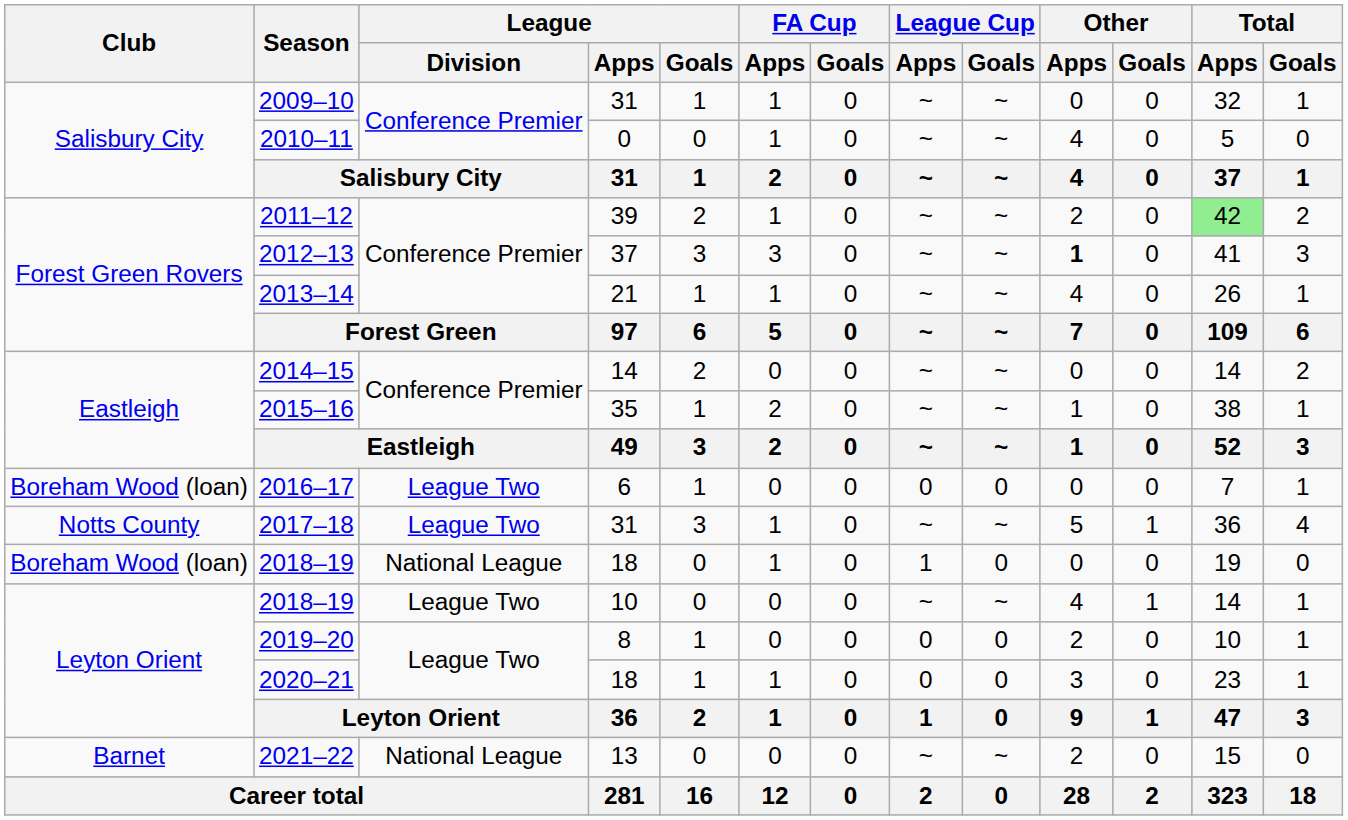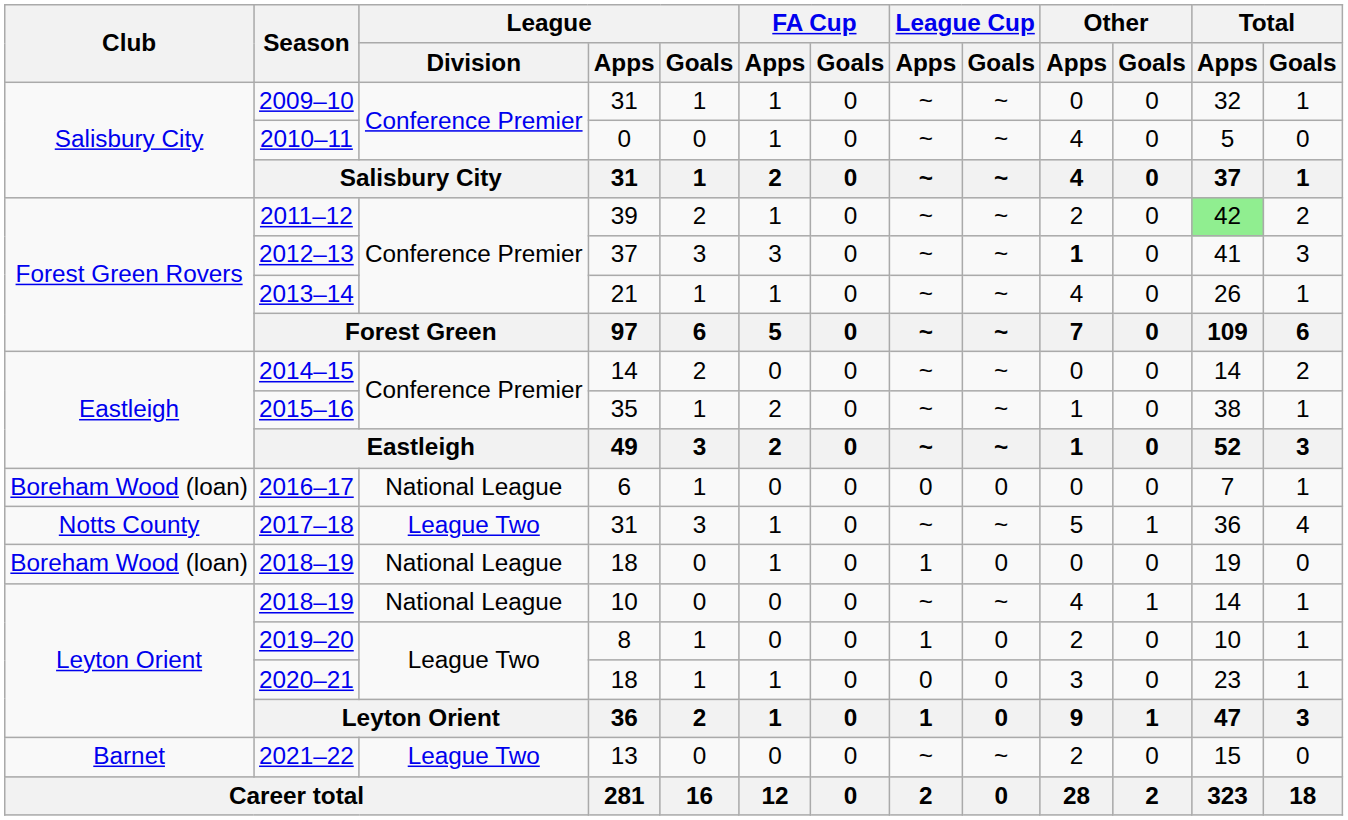(474, 486) League Two -> (474, 486) National League
(474, 602) League Two -> (474, 602) National League
(926, 640) 0 -> (926, 640) 1
(474, 756) National League -> (474, 756) League Two
